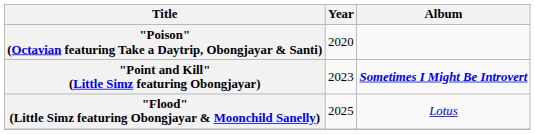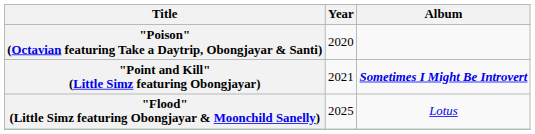(341, 76) 2023 -> (341, 76) 2021
